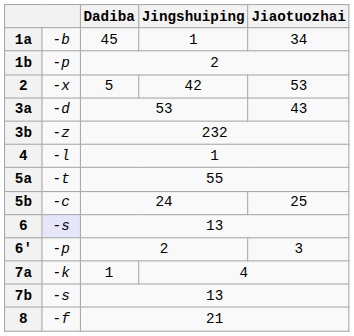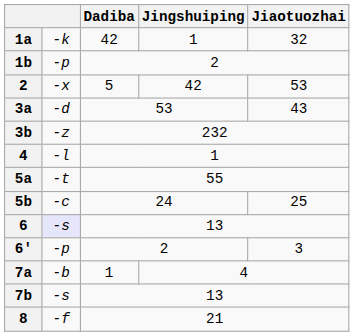(61, 40) -b -> (61, 40) -k
(109, 40) 45 -> (109, 40) 42
(299, 40) 34 -> (299, 40) 32
(61, 273) -k -> (61, 273) -b
